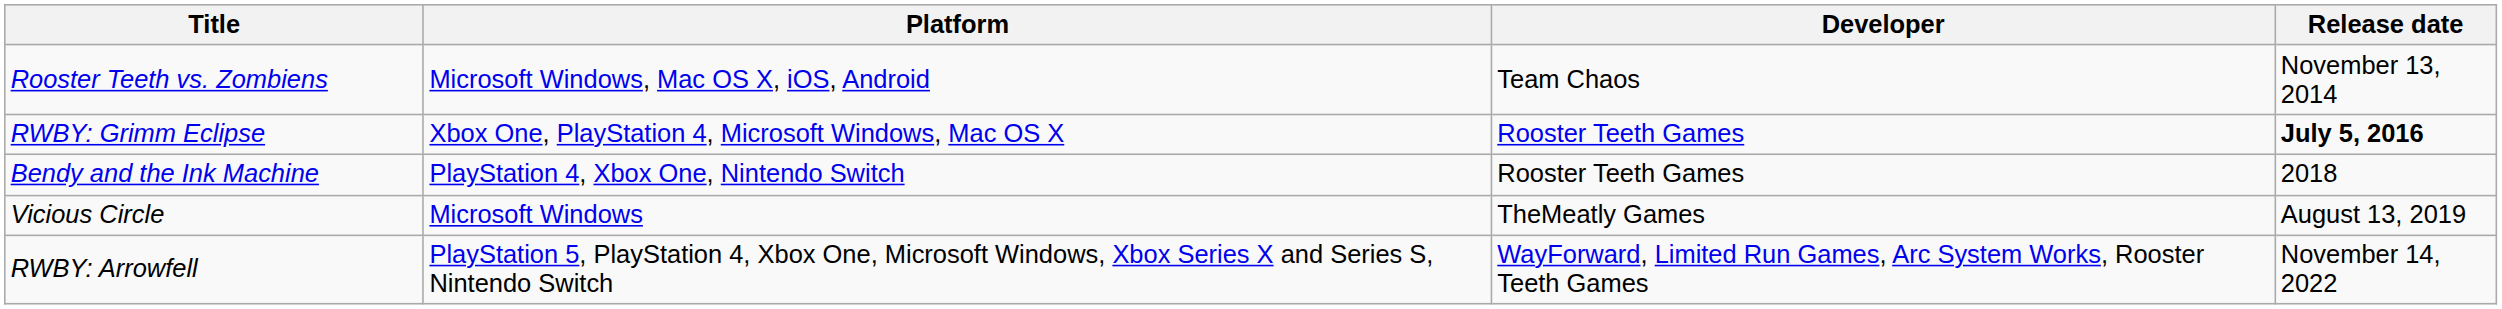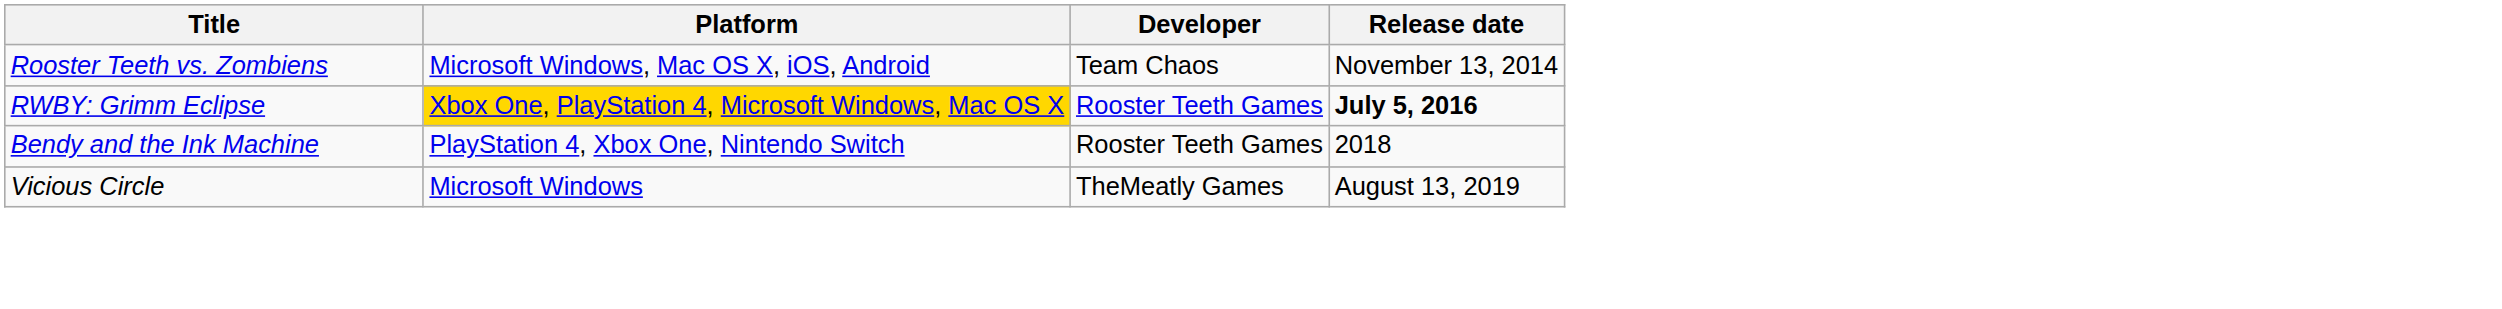(747, 133) no background -> (747, 105) gold background
- row: (104, 269)
